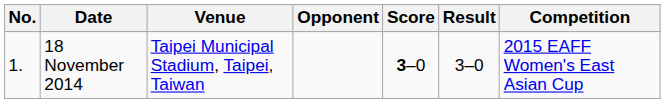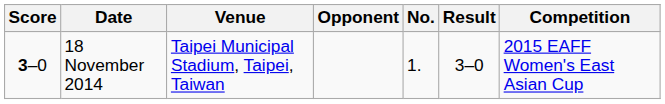columns swapped: (22, 18) <-> (411, 18)
